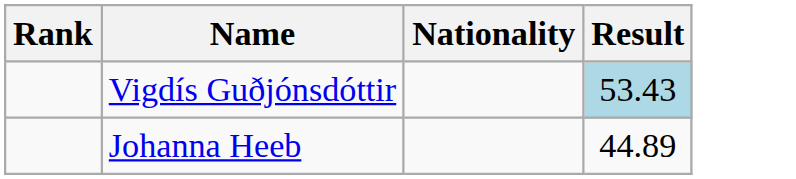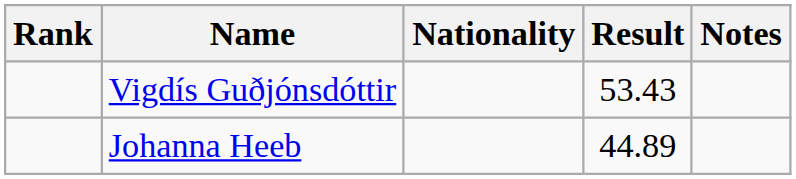+ column: (741, 32)
(638, 89) lightblue background -> (638, 89) no background
